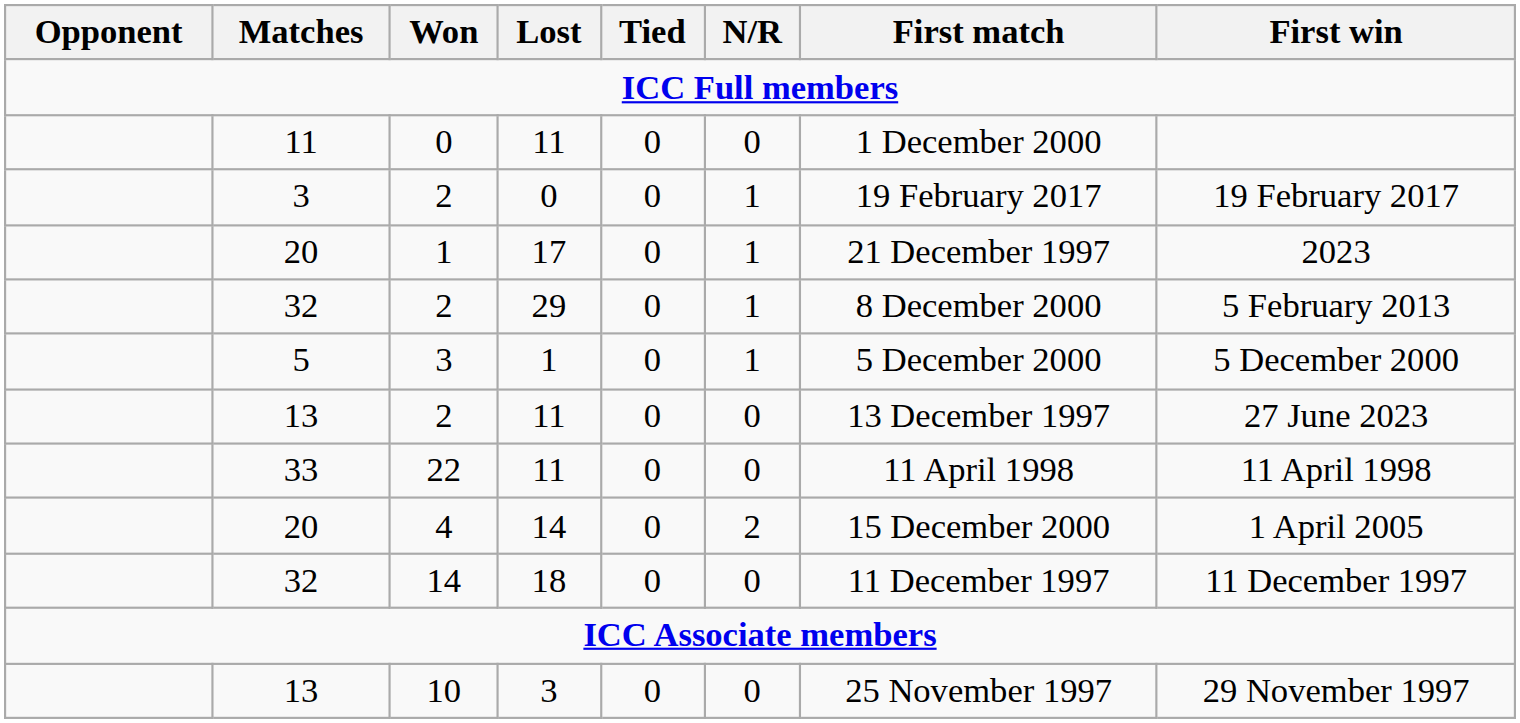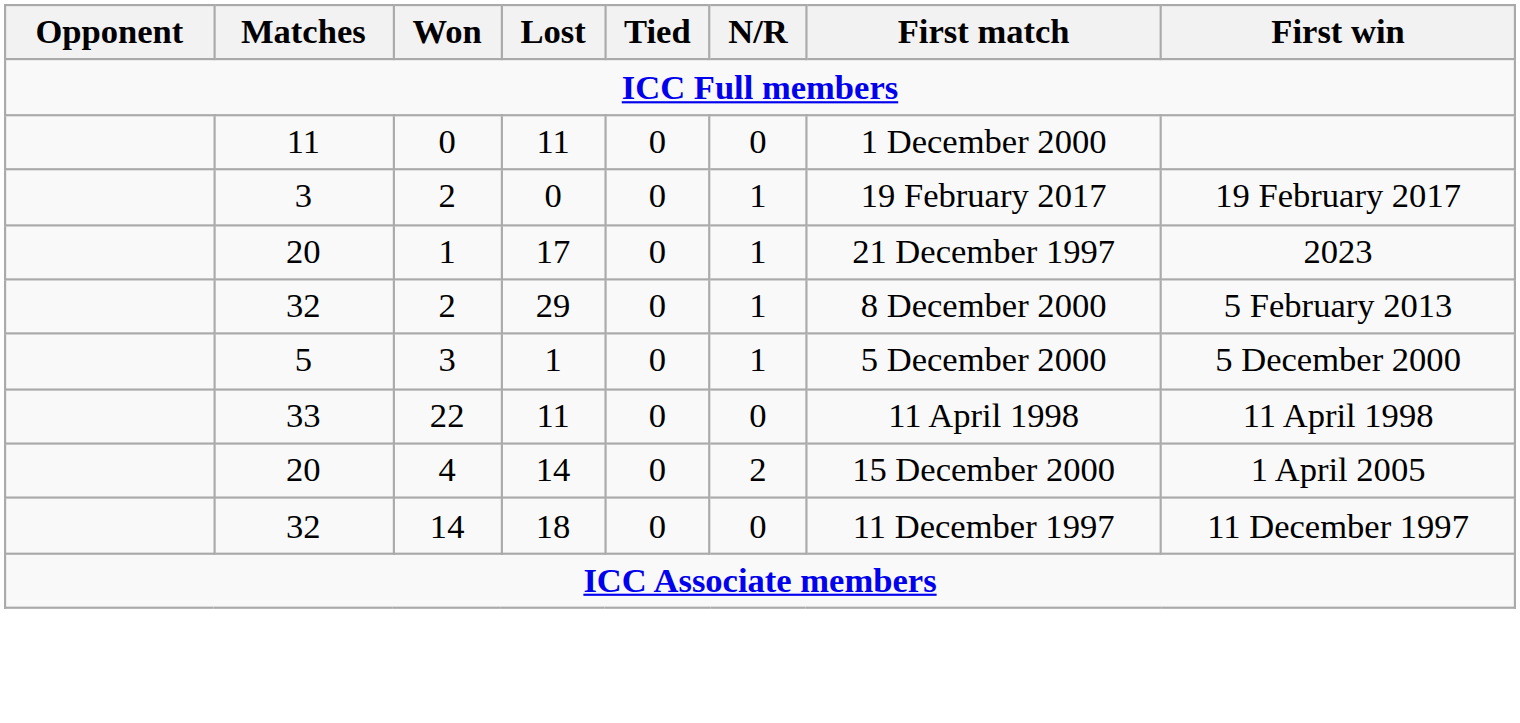- row: (444, 415)
- row: (444, 689)
